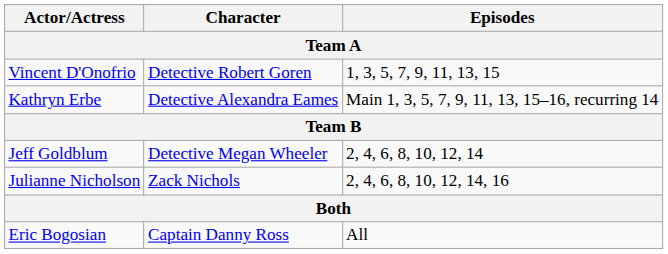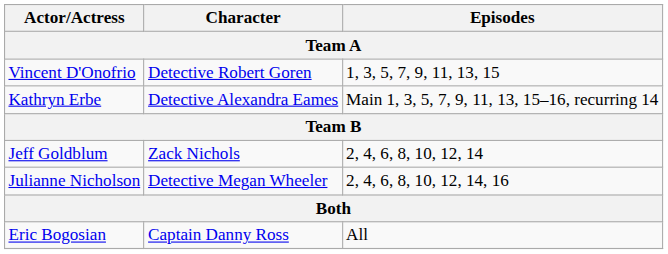(238, 153) Detective Megan Wheeler -> (194, 153) Zack Nichols
(194, 180) Zack Nichols -> (238, 180) Detective Megan Wheeler
